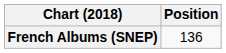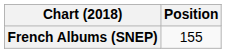(191, 37) 136 -> (191, 37) 155
